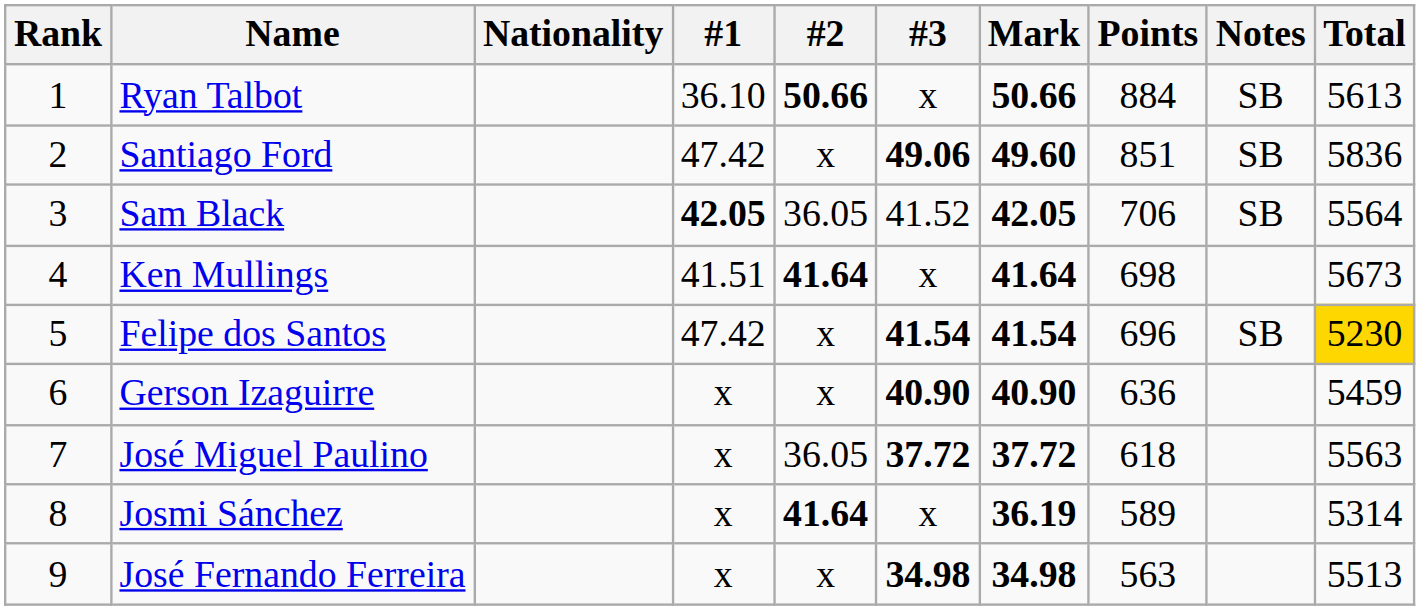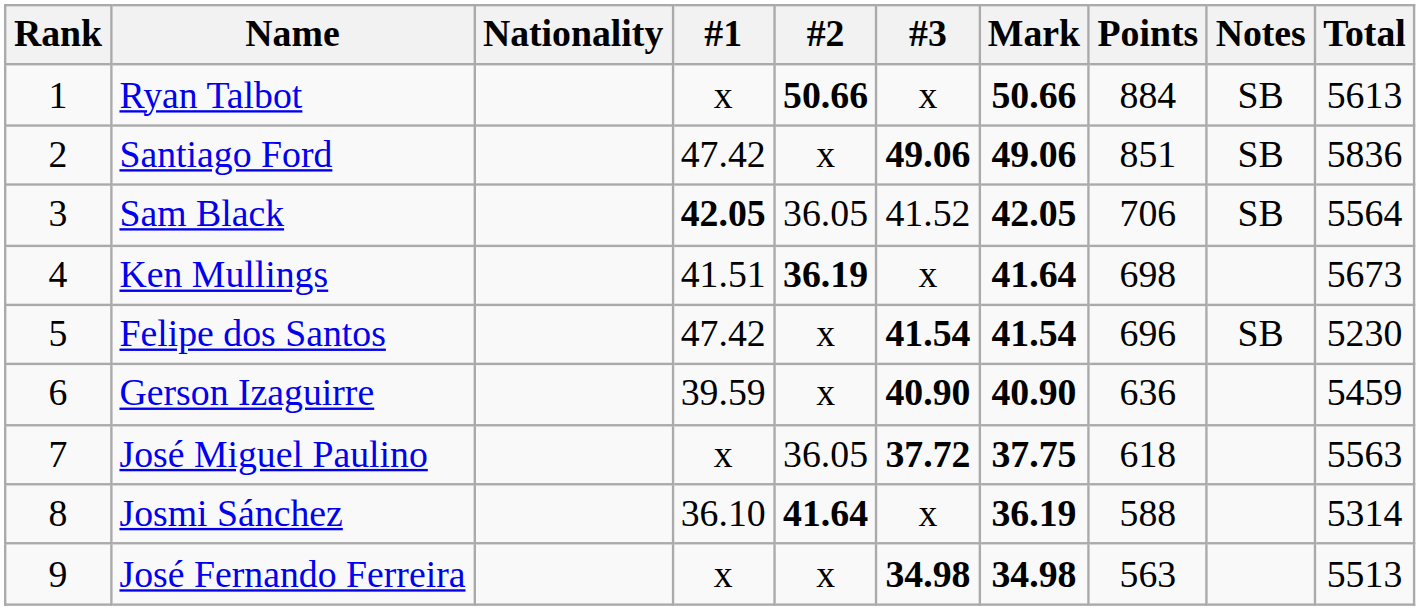(723, 94) 36.10 -> (723, 94) x
(1034, 154) 49.60 -> (1034, 154) 49.06
(826, 273) 41.64 -> (826, 273) 36.19
(1365, 333) gold background -> (1365, 333) no background
(723, 393) x -> (723, 393) 39.59
(1034, 453) 37.72 -> (1034, 453) 37.75
(723, 513) x -> (723, 513) 36.10
(1148, 513) 589 -> (1148, 513) 588
